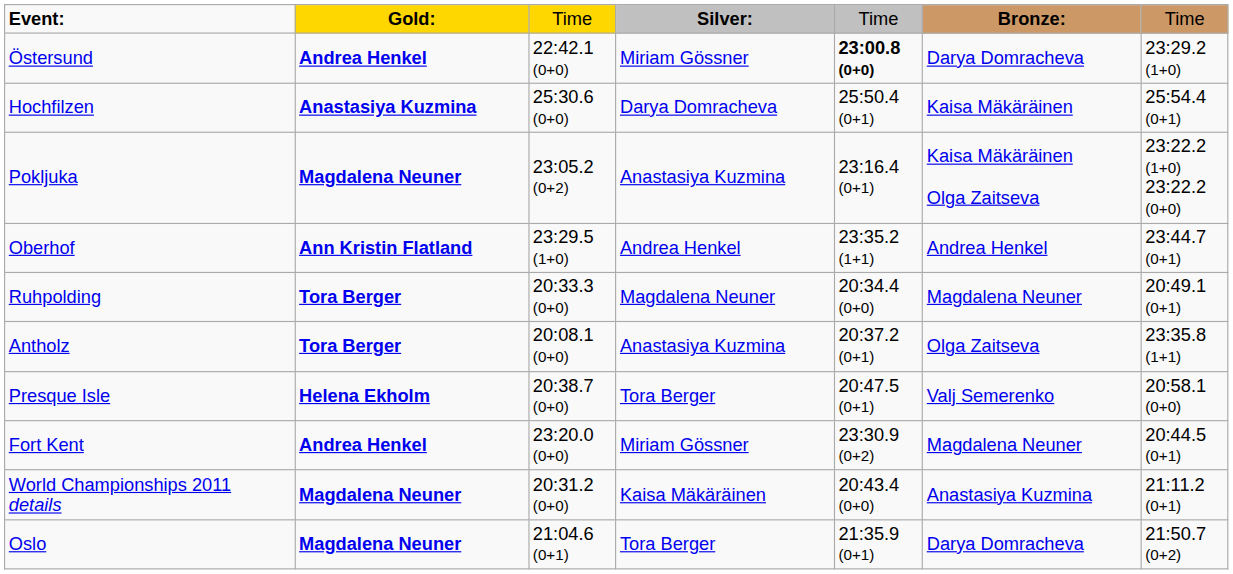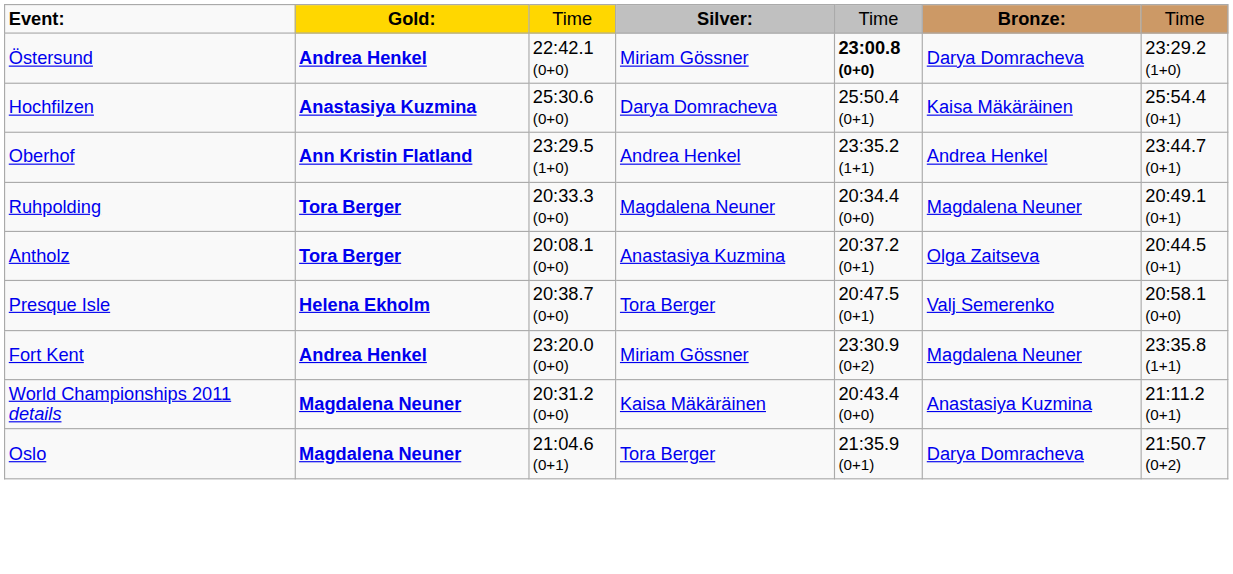- row: (43, 177)
(1176, 346) 23:35.8 (1+1) -> (1176, 255) 20:44.5 (0+1)
(1176, 445) 20:44.5 (0+1) -> (1176, 354) 23:35.8 (1+1)
